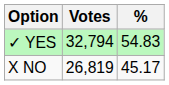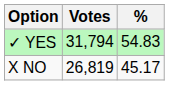(90, 42) 32,794 -> (90, 42) 31,794
